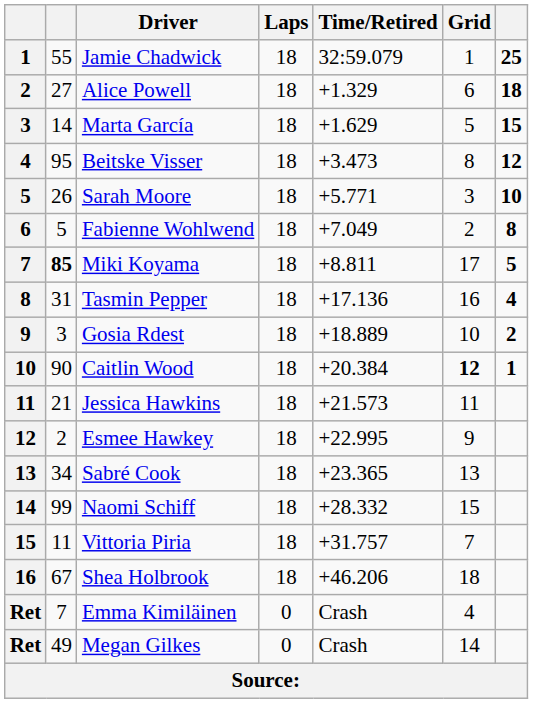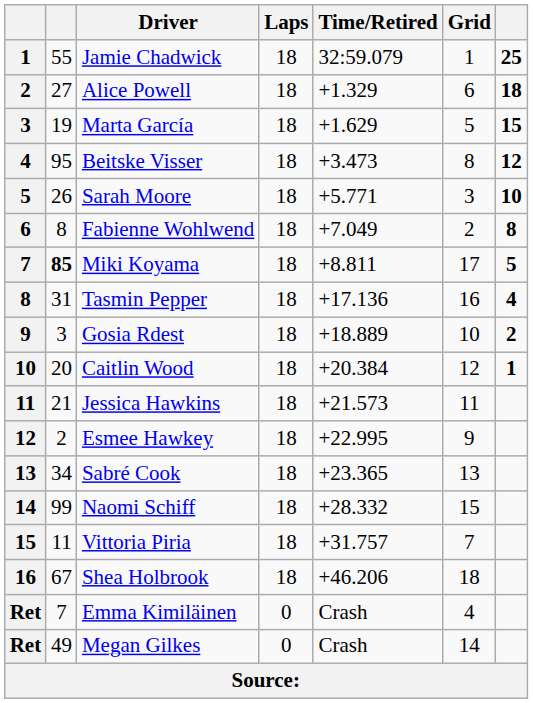(62, 126) 14 -> (62, 126) 19
(62, 230) 5 -> (62, 230) 8
(62, 368) 90 -> (62, 368) 20
(469, 368) bold -> (469, 368) normal
